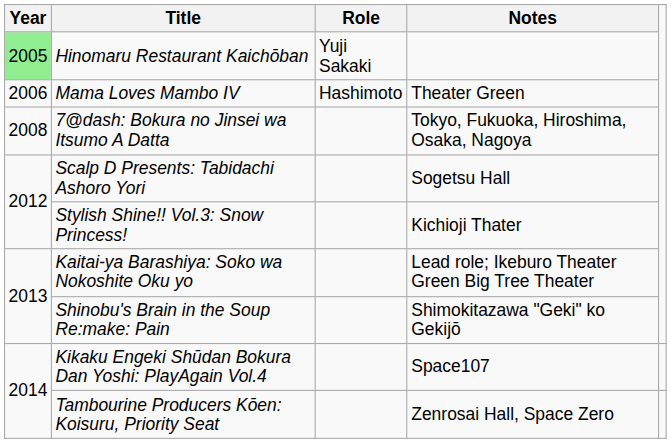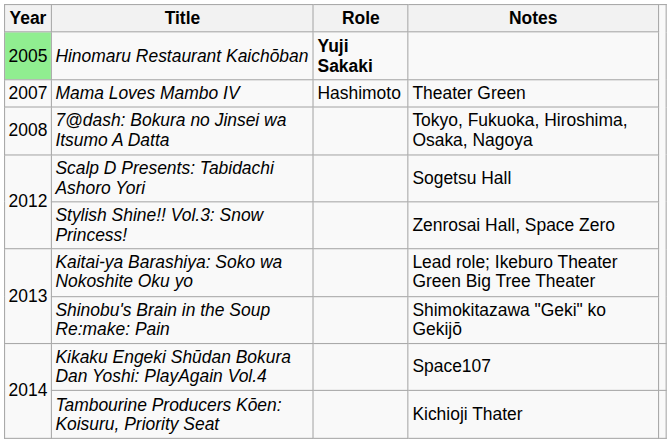(345, 55) normal -> (345, 55) bold
(28, 93) 2006 -> (28, 93) 2007
(466, 225) Kichioji Thater -> (514, 225) Zenrosai Hall, Space Zero
(513, 414) Zenrosai Hall, Space Zero -> (467, 414) Kichioji Thater
